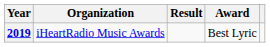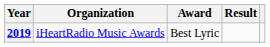columns swapped: (232, 13) <-> (186, 13)
